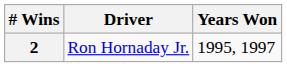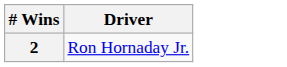- column: (237, 18)
